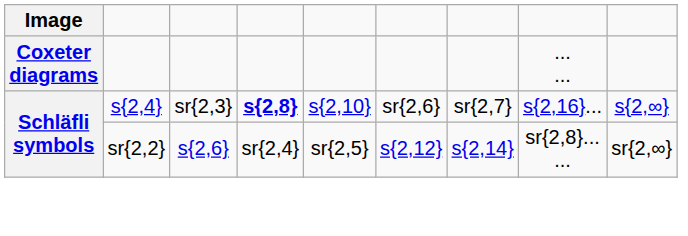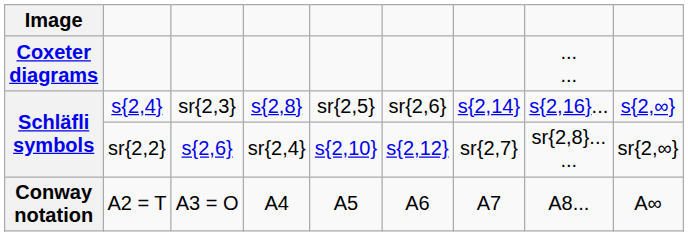(270, 106) bold -> (277, 106) normal
(340, 106) s{2,10} -> (346, 106) sr{2,5}
(483, 106) sr{2,7} -> (489, 106) s{2,14}
(340, 149) sr{2,5} -> (346, 149) s{2,10}
(483, 149) s{2,14} -> (489, 149) sr{2,7}
+ row: (137, 203)
